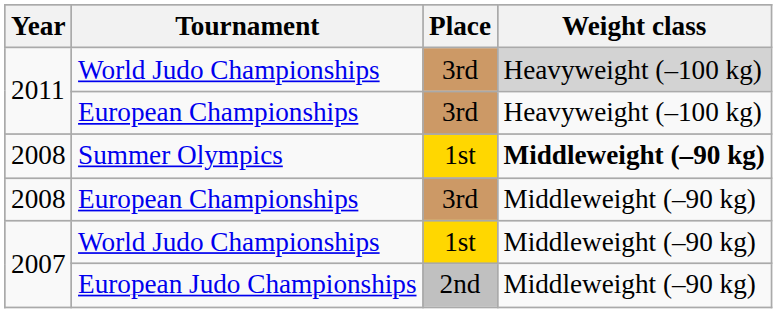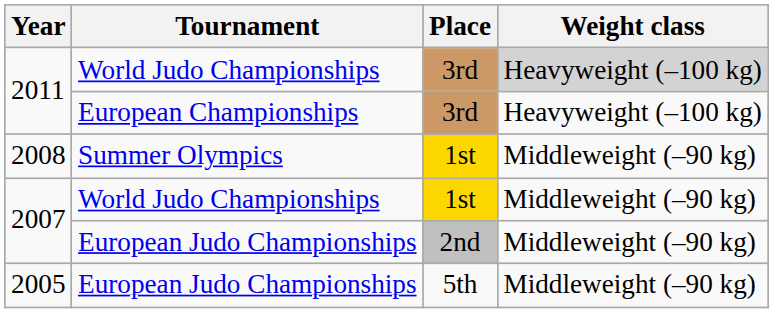(634, 155) bold -> (630, 155) normal
- row: (38, 198)
+ row: (38, 284)
